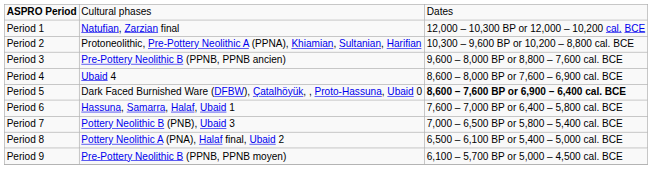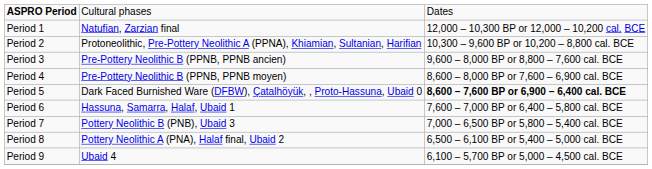(99, 76) Ubaid 4 -> (184, 76) Pre-Pottery Neolithic B (PPNB, PPNB moyen)
(184, 156) Pre-Pottery Neolithic B (PPNB, PPNB moyen) -> (99, 156) Ubaid 4
